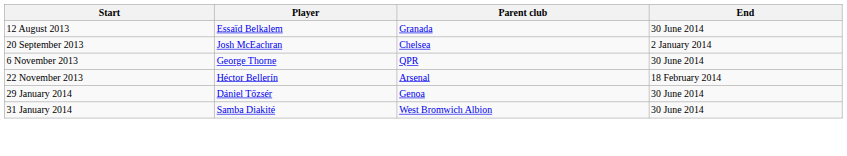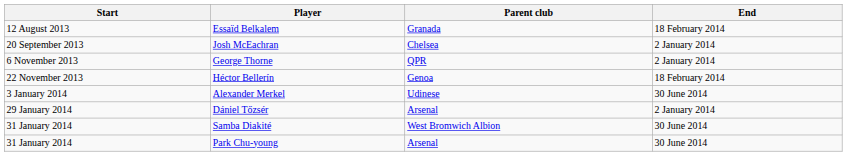(677, 29) 30 June 2014 -> (690, 29) 18 February 2014
(677, 61) 30 June 2014 -> (685, 61) 2 January 2014
(415, 77) Arsenal -> (420, 77) Genoa
+ row: (249, 94)
(412, 94) Genoa -> (423, 110) Arsenal
(677, 94) 30 June 2014 -> (685, 110) 2 January 2014
+ row: (245, 143)
